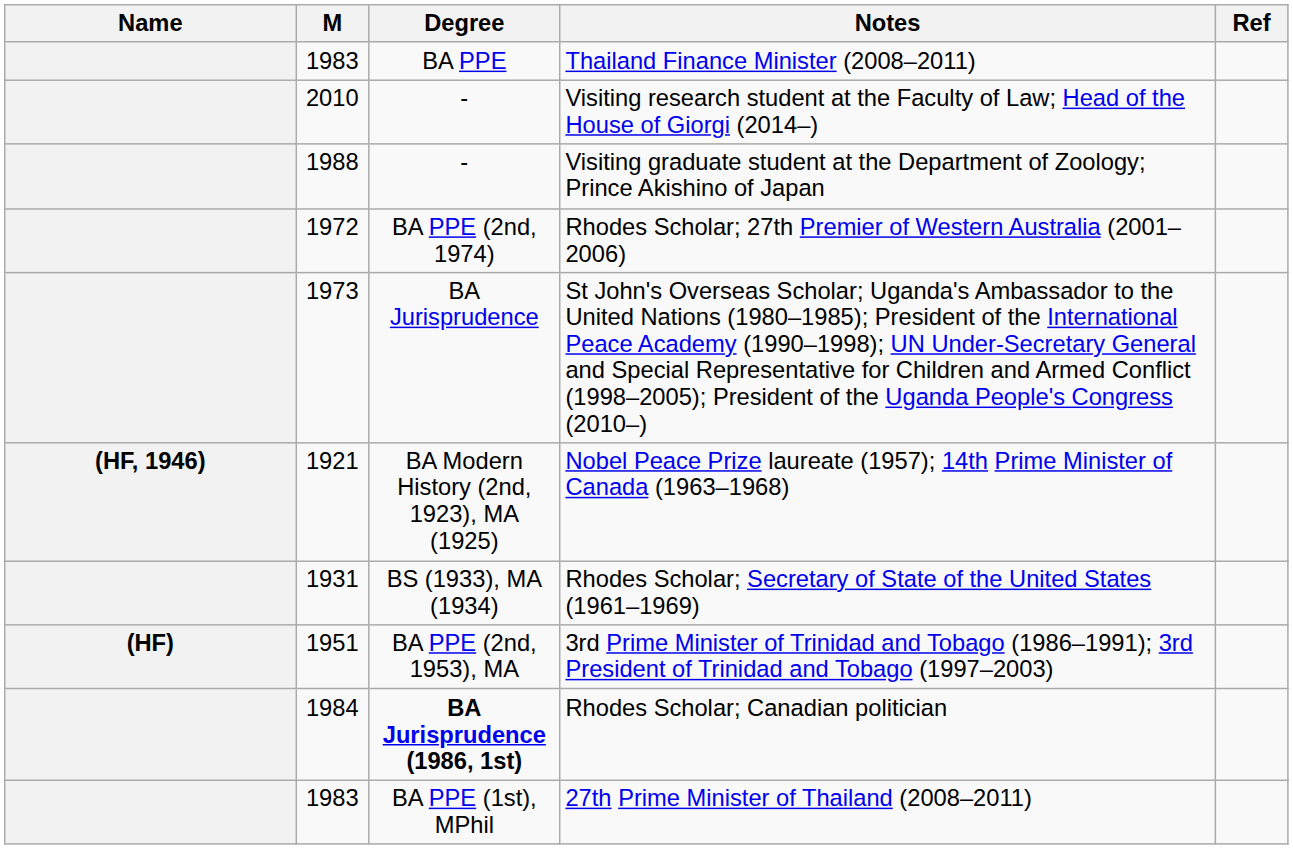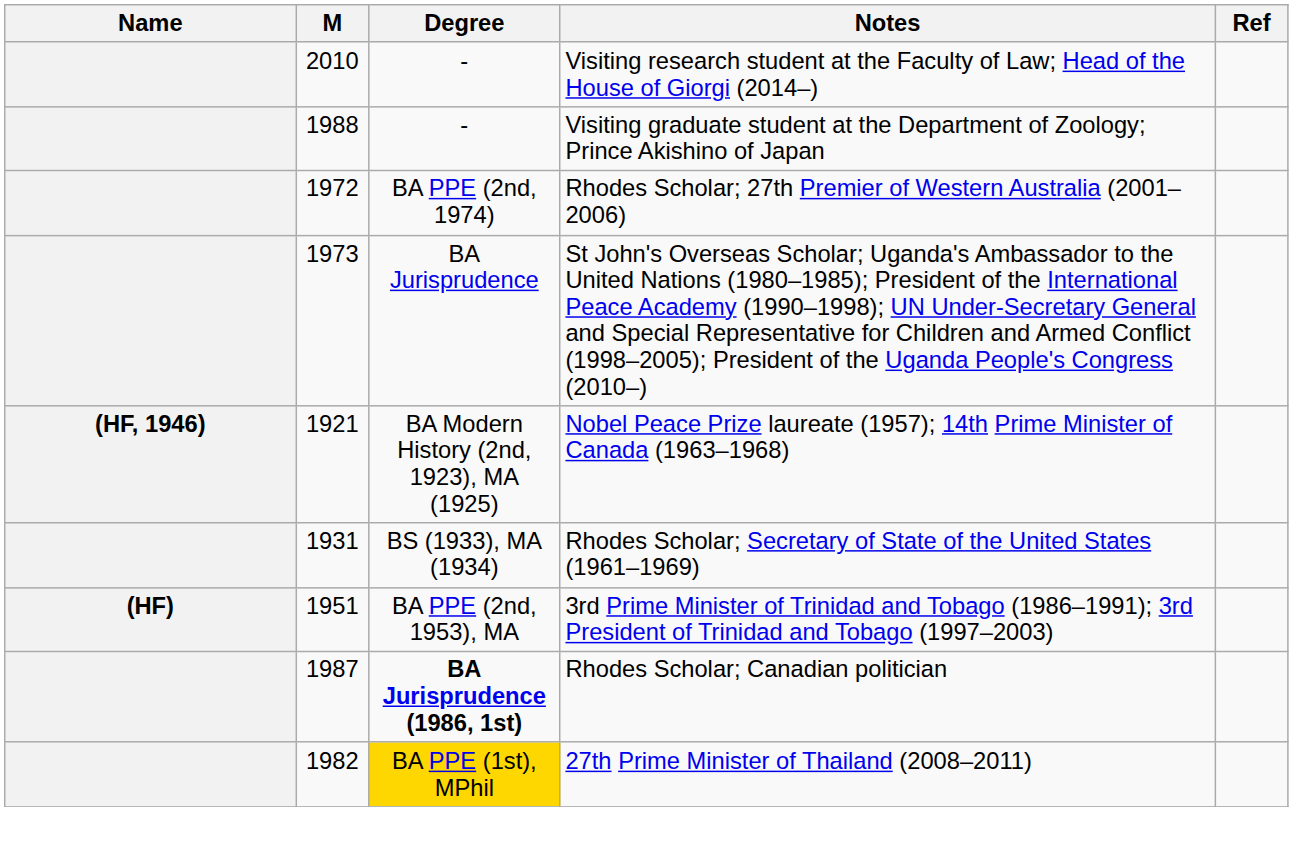- row: (771, 60)
(332, 707) 1984 -> (332, 670) 1987
(332, 798) 1983 -> (332, 760) 1982
(464, 811) no background -> (464, 774) gold background
